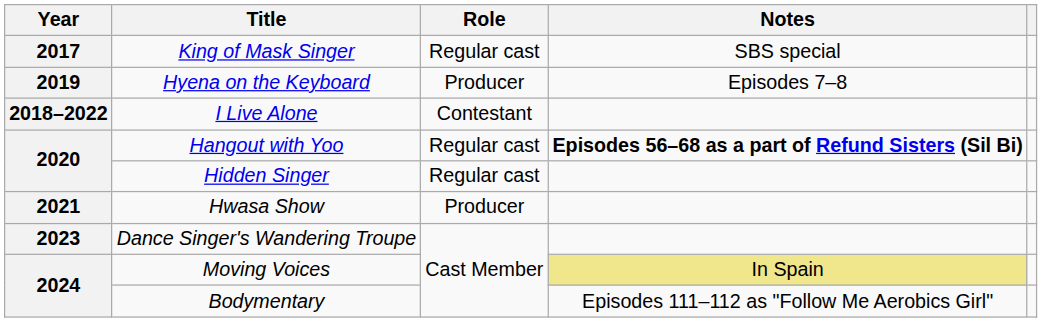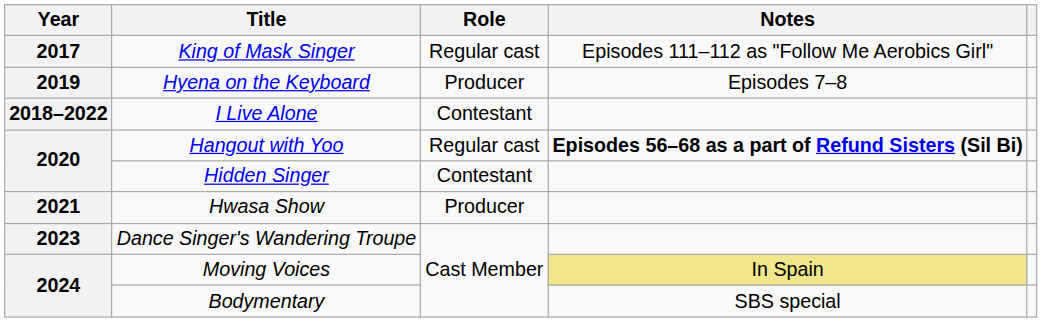(788, 51) SBS special -> (788, 51) Episodes 111–112 as "Follow Me Aerobics Girl"
(484, 176) Regular cast -> (484, 176) Contestant
(788, 301) Episodes 111–112 as "Follow Me Aerobics Girl" -> (788, 301) SBS special
